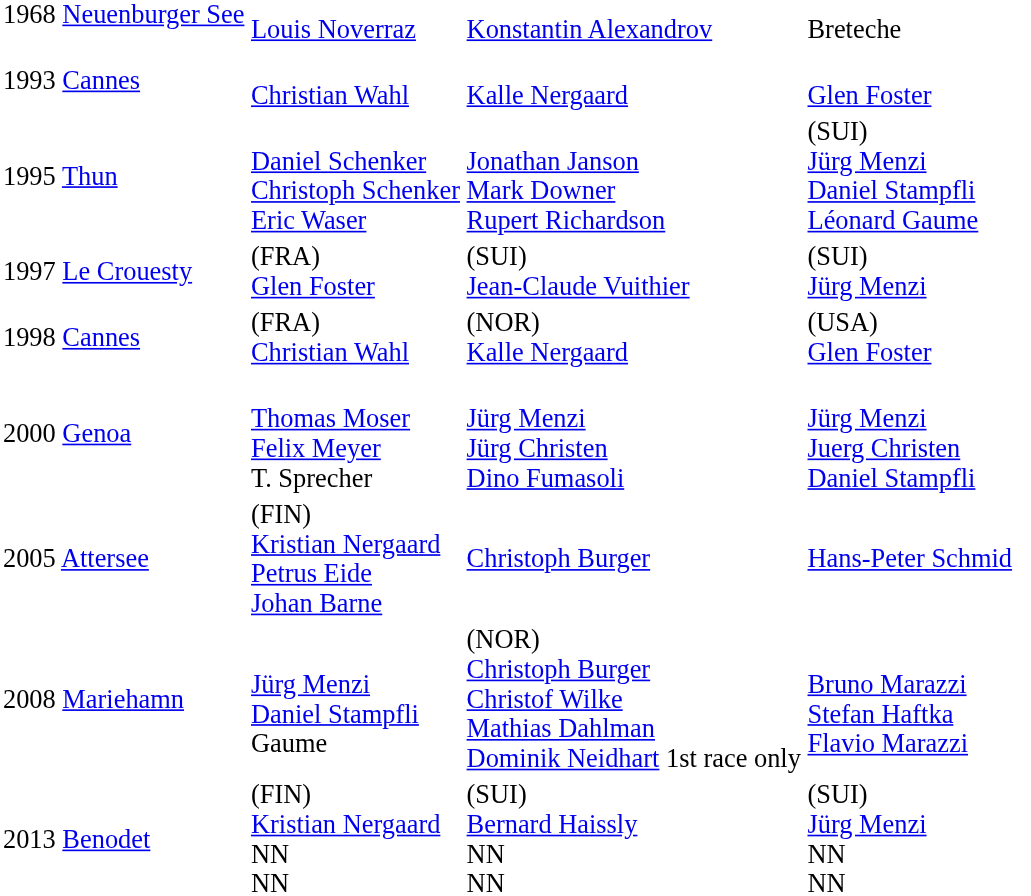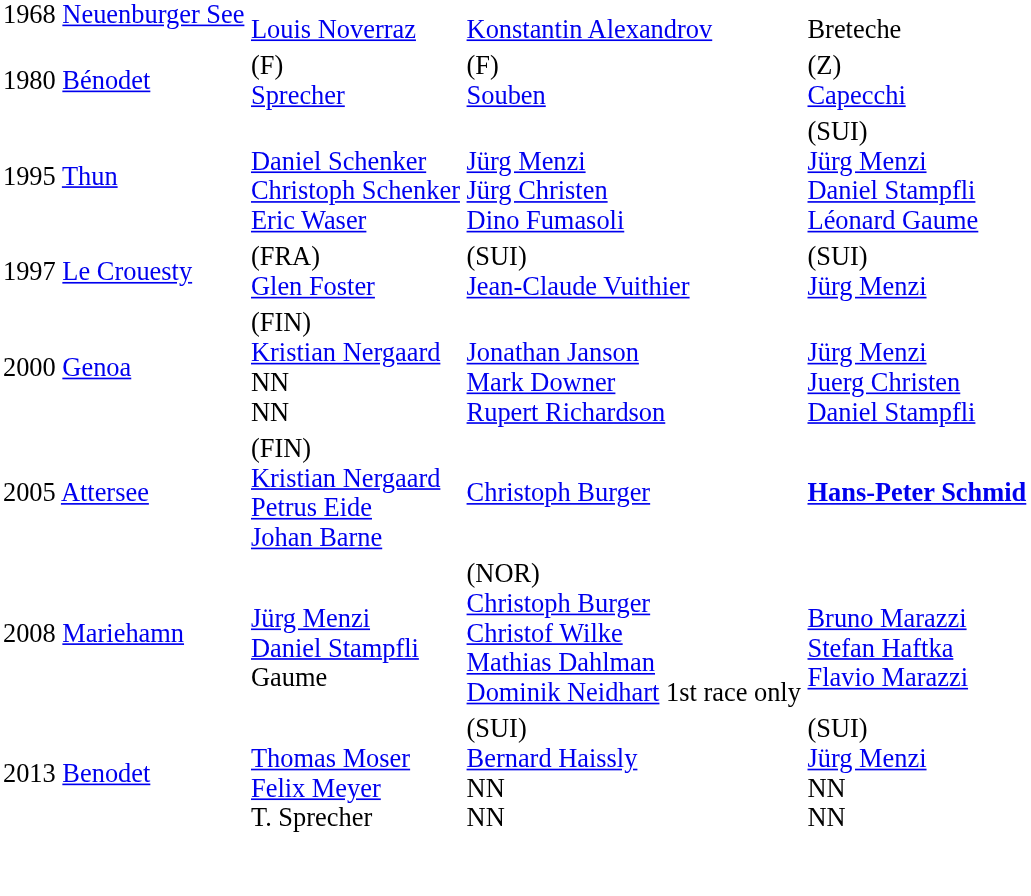+ row: (77, 80)
- row: (72, 80)
(566, 190) Jonathan Janson Mark Downer Rupert Richardson -> (545, 190) Jürg Menzi Jürg Christen Dino Fumasoli
- row: (72, 337)
(331, 448) Thomas Moser Felix Meyer T. Sprecher -> (346, 367) (FIN) Kristian Nergaard NN NN
(545, 448) Jürg Menzi Jürg Christen Dino Fumasoli -> (566, 382) Jonathan Janson Mark Downer Rupert Richardson
(910, 558) normal -> (917, 492) bold
(346, 839) (FIN) Kristian Nergaard NN NN -> (331, 788) Thomas Moser Felix Meyer T. Sprecher
